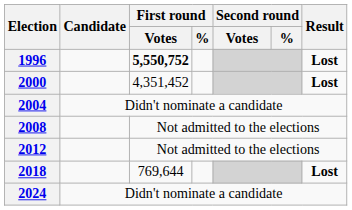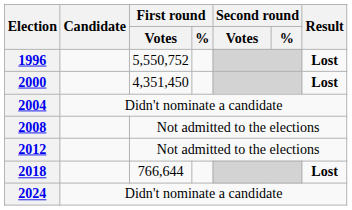(161, 60) bold -> (161, 60) normal
(161, 82) 4,351,452 -> (161, 82) 4,351,450
(161, 171) 769,644 -> (161, 171) 766,644
